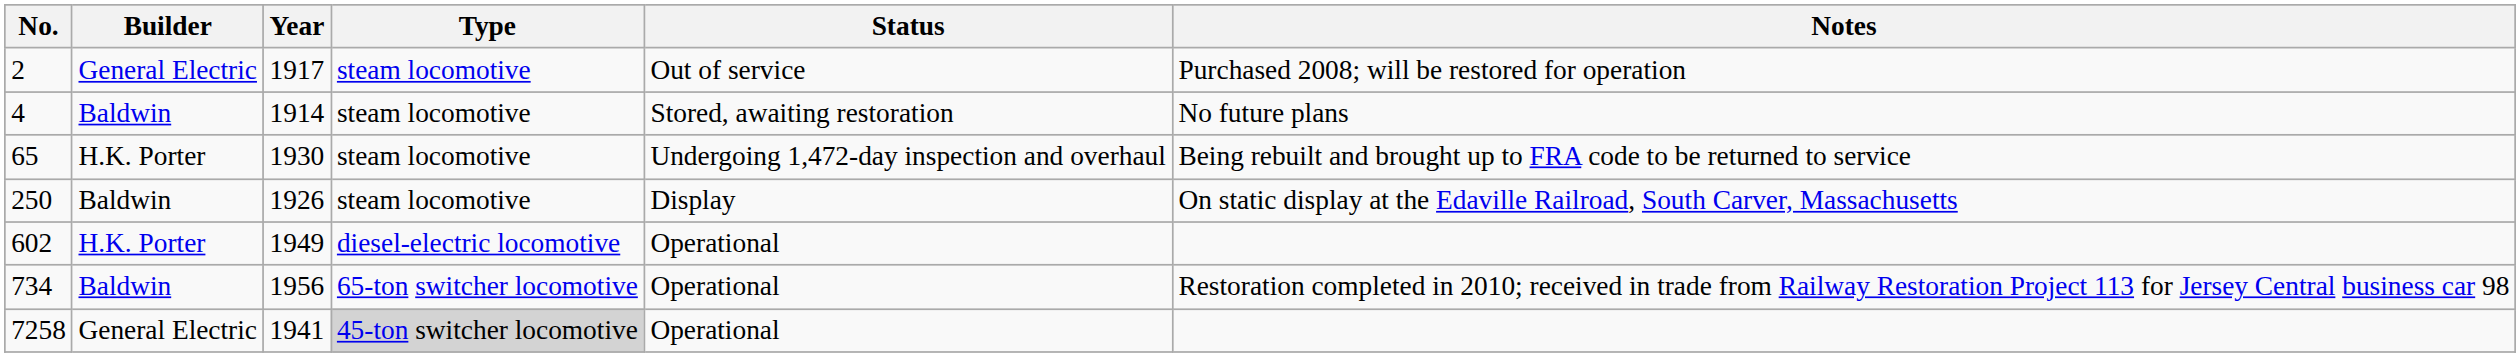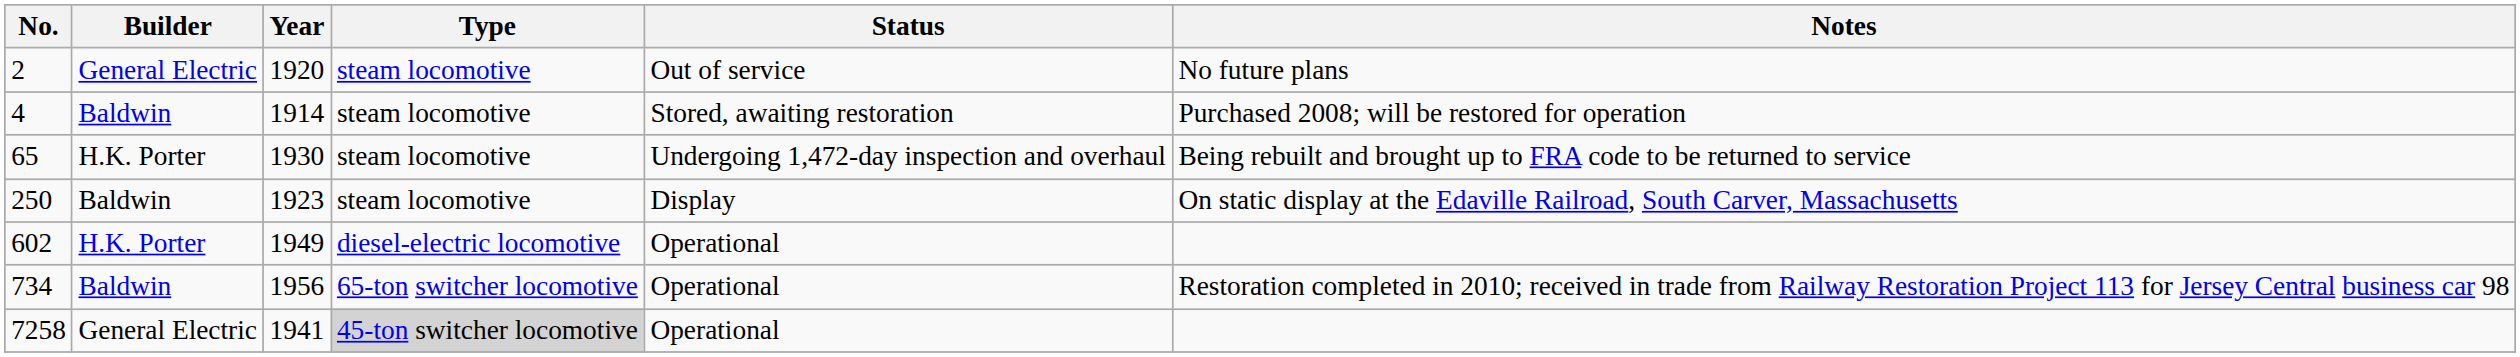(297, 69) 1917 -> (297, 69) 1920
(1432, 69) Purchased 2008; will be restored for operation -> (1264, 69) No future plans
(1264, 112) No future plans -> (1432, 112) Purchased 2008; will be restored for operation
(297, 199) 1926 -> (297, 199) 1923
